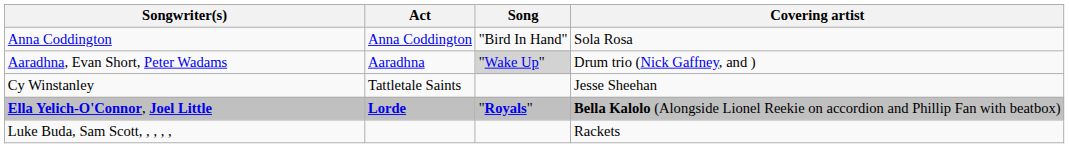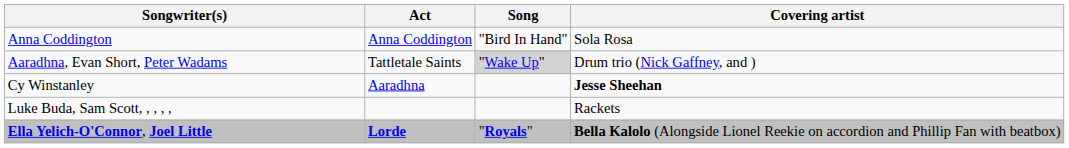(396, 62) Aaradhna -> (415, 62) Tattletale Saints
(415, 85) Tattletale Saints -> (396, 85) Aaradhna
(616, 85) normal -> (618, 85) bold
rows swapped: (110, 108) <-> (90, 131)
